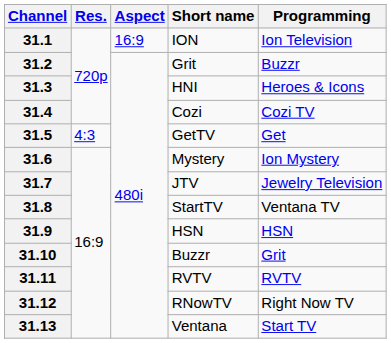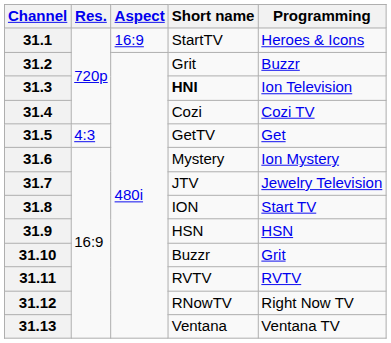(185, 40) ION -> (197, 40) StartTV
(307, 40) Ion Television -> (313, 40) Heroes & Icons
(185, 87) normal -> (185, 87) bold
(313, 87) Heroes & Icons -> (307, 87) Ion Television
(197, 207) StartTV -> (185, 207) ION
(301, 207) Ventana TV -> (289, 207) Start TV
(289, 326) Start TV -> (301, 326) Ventana TV
